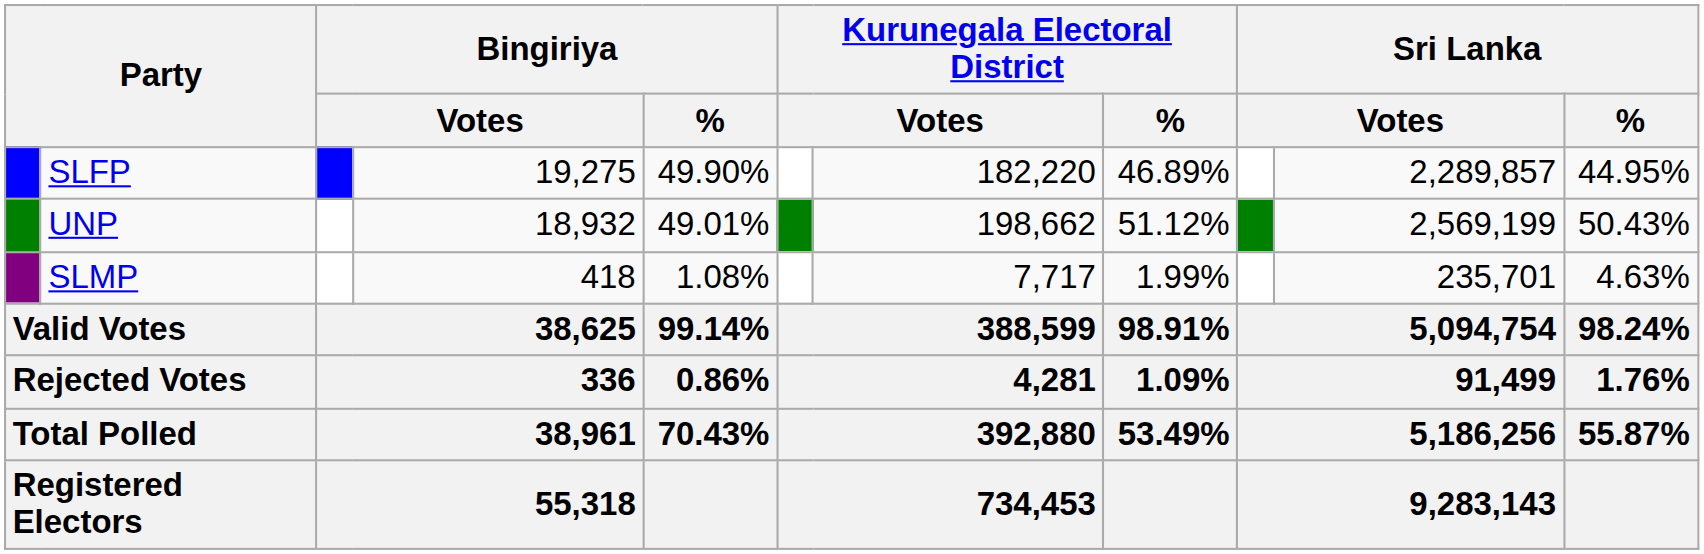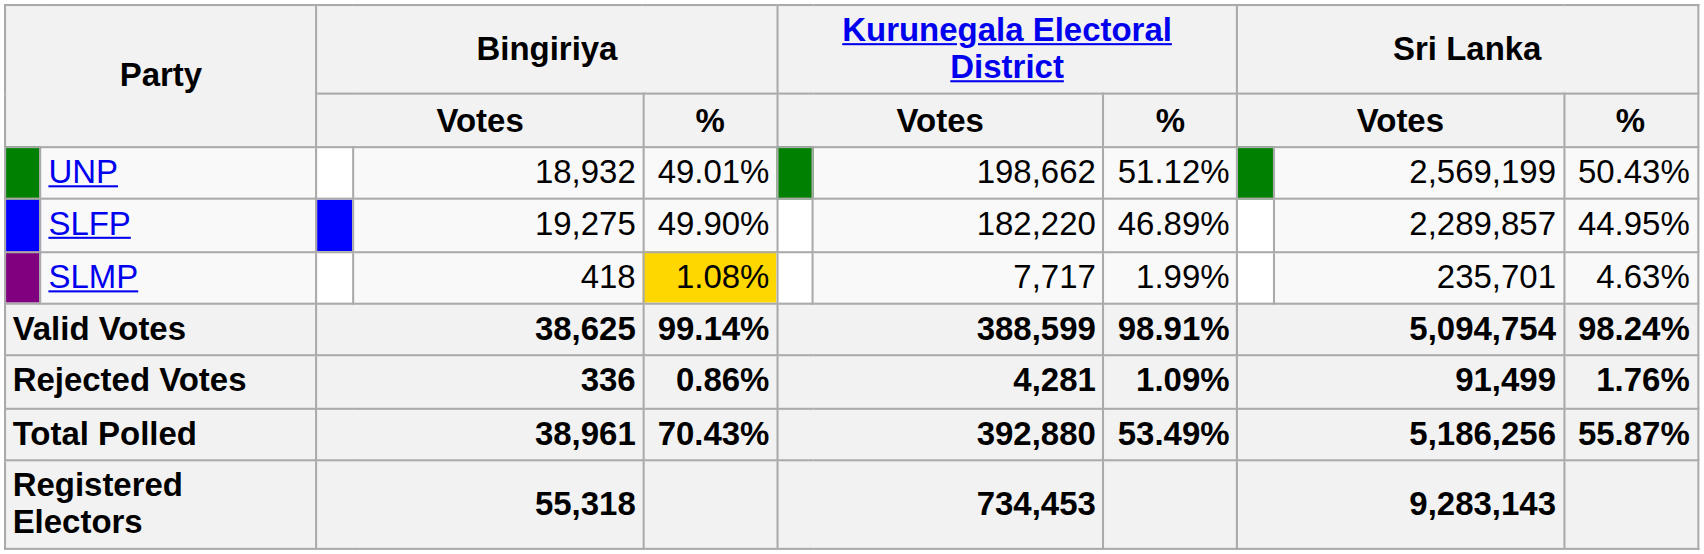rows swapped: (90, 172) <-> (83, 224)
(723, 276) no background -> (723, 276) gold background
